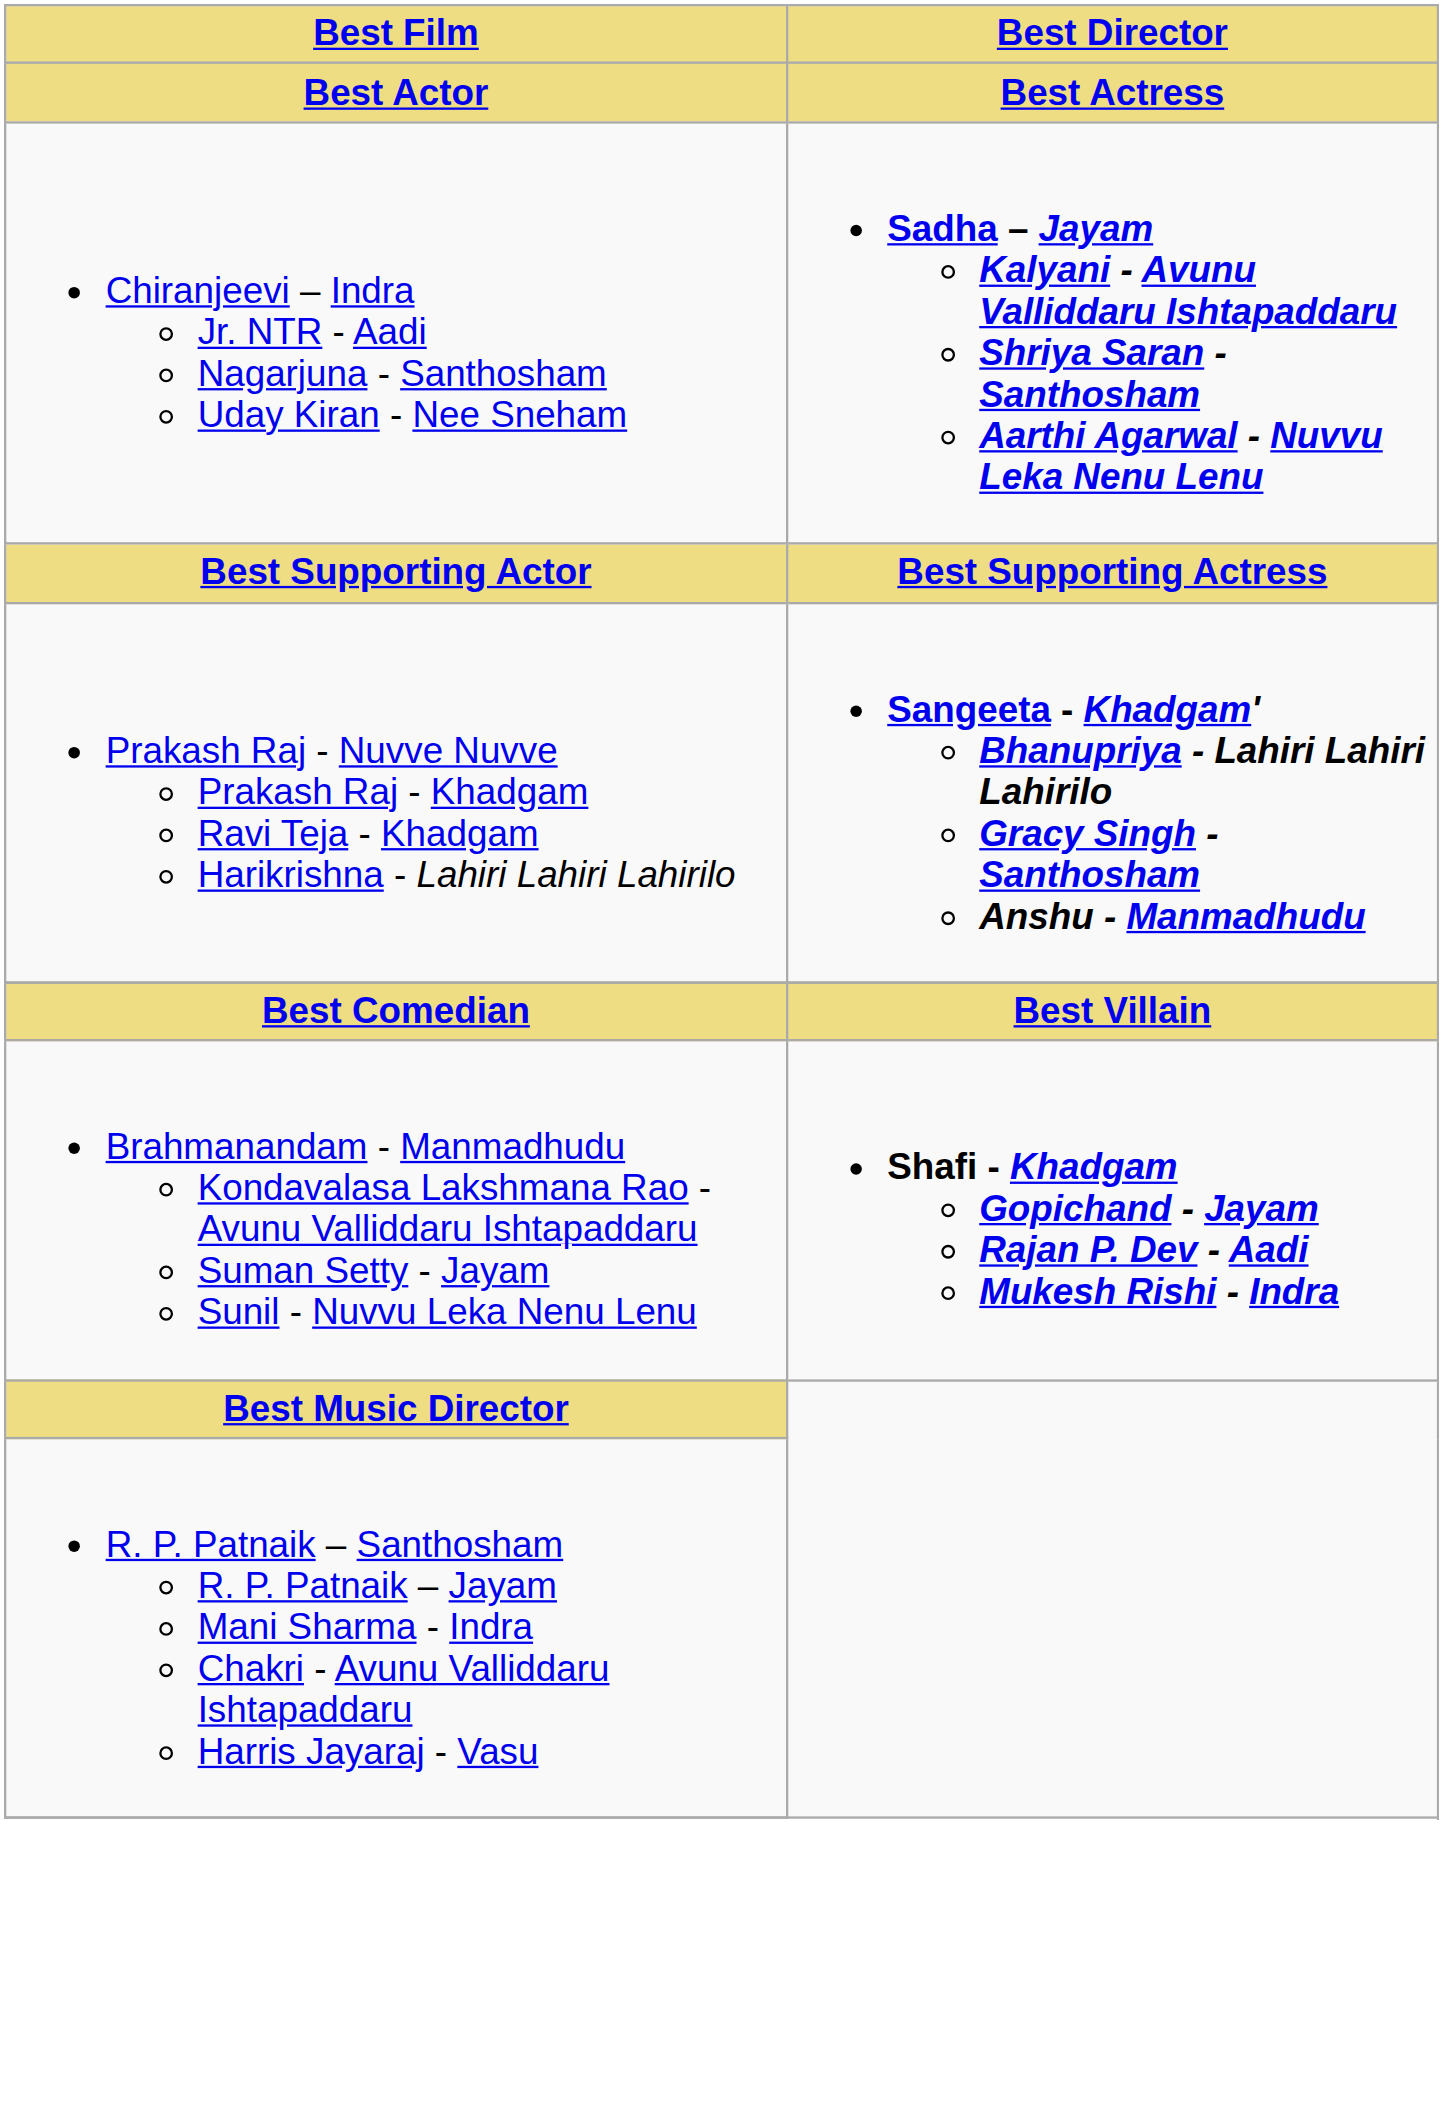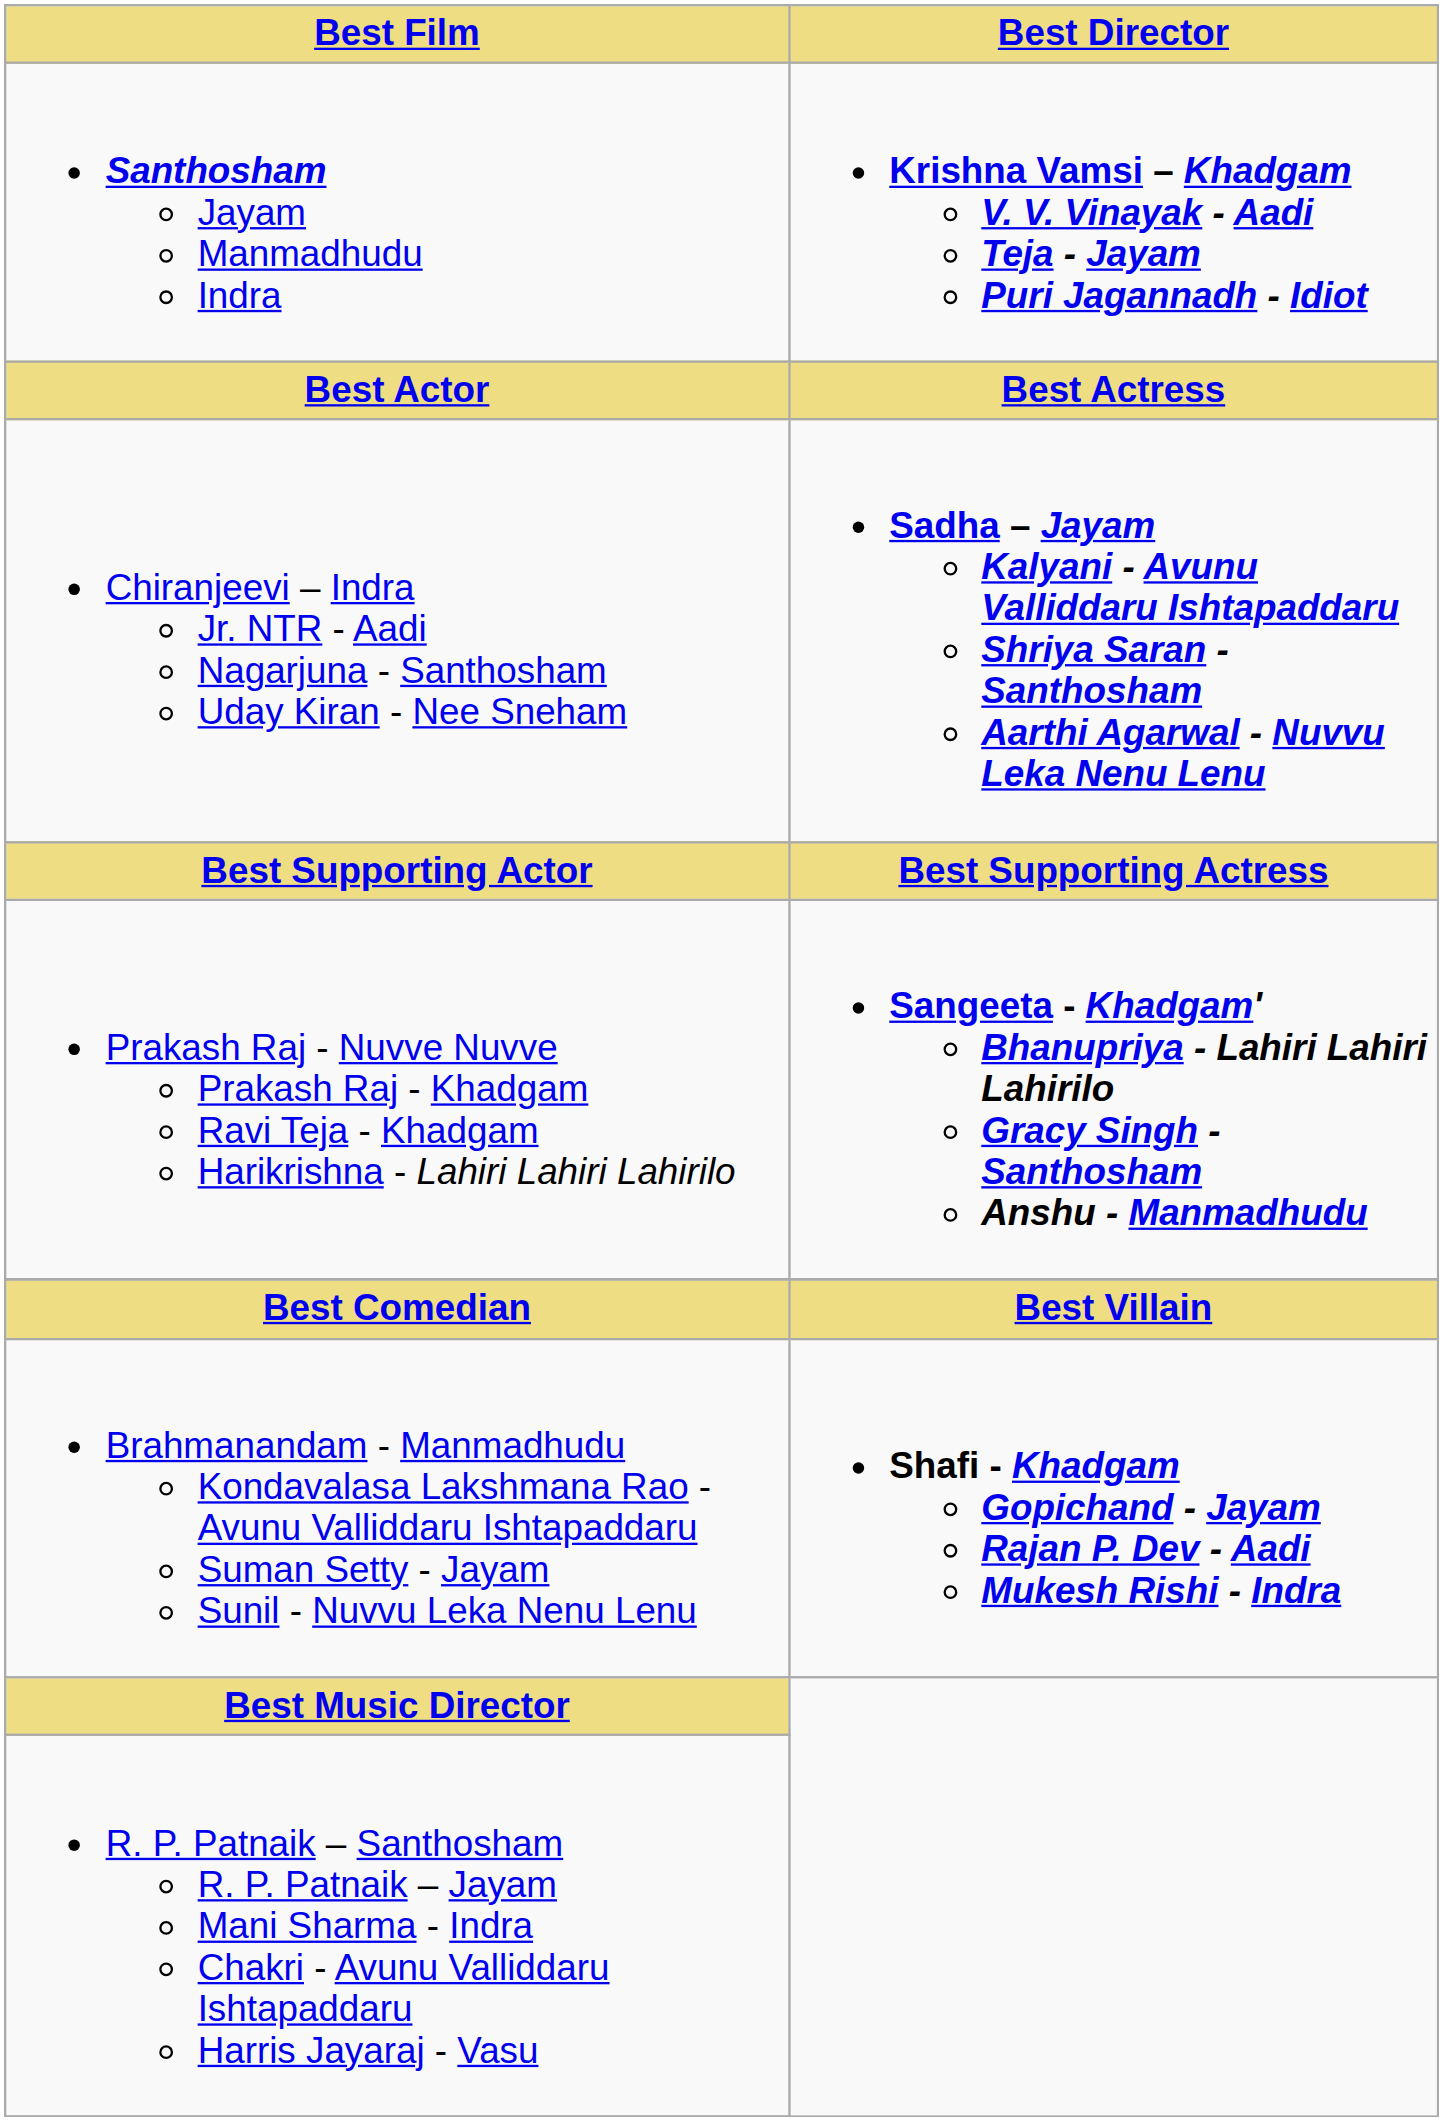+ row: (397, 233)
